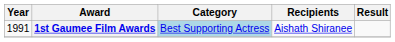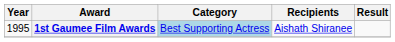(18, 28) 1991 -> (18, 28) 1995
